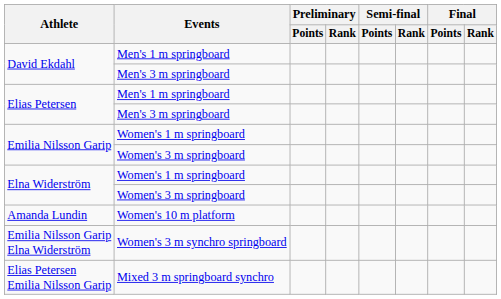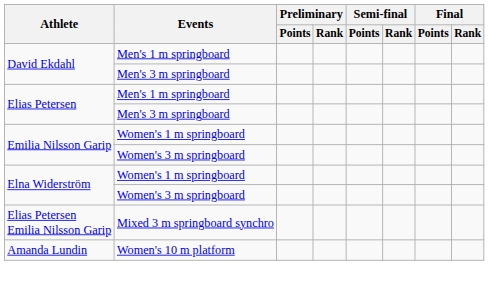rows swapped: (47, 215) <-> (59, 277)
- row: (59, 243)
